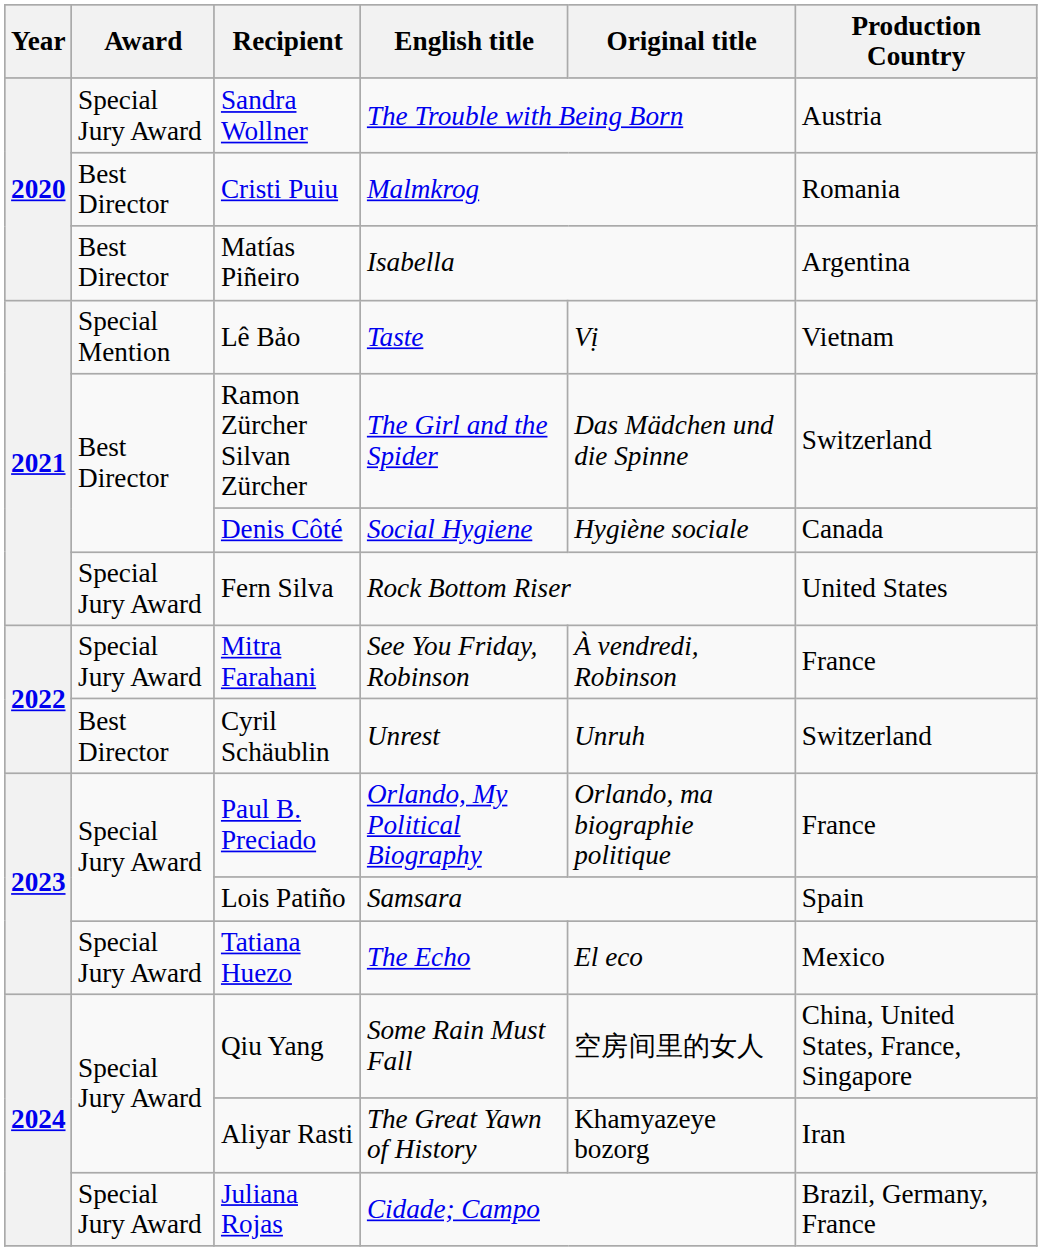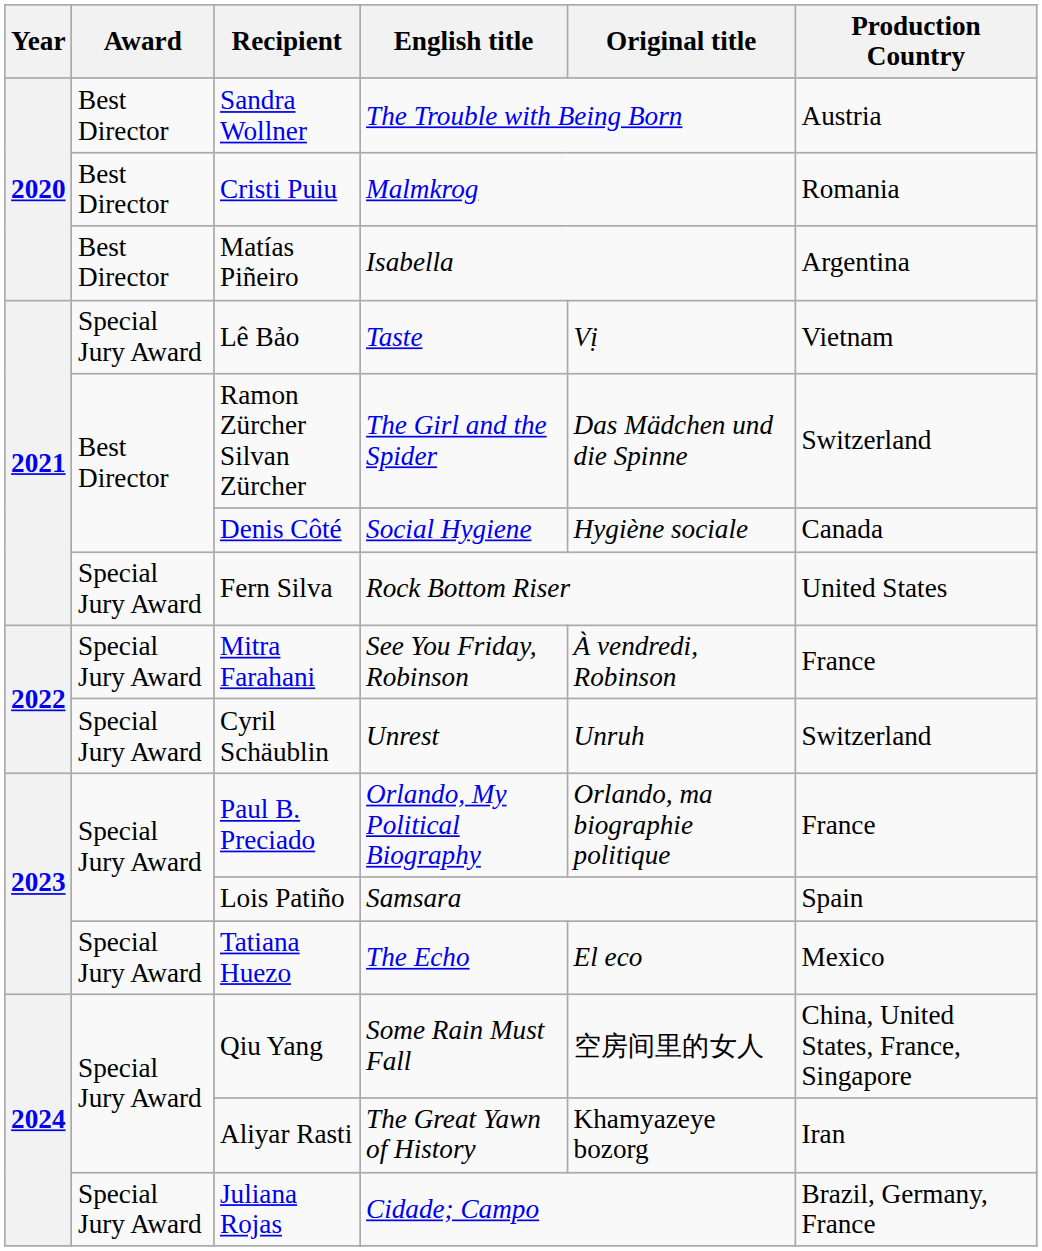(140, 115) Special Jury Award -> (123, 115) Best Director
(124, 336) Special Mention -> (140, 336) Special Jury Award
(123, 735) Best Director -> (140, 735) Special Jury Award
